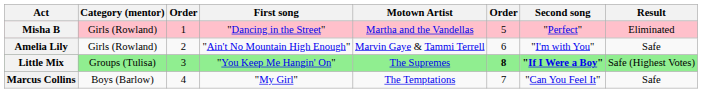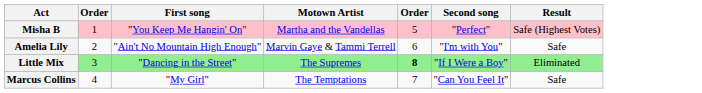- column: (122, 12)
(276, 29) "Dancing in the Street" -> (187, 29) "You Keep Me Hangin' On"
(651, 29) Eliminated -> (557, 29) Safe (Highest Votes)
(276, 63) "You Keep Me Hangin' On" -> (187, 63) "Dancing in the Street"
(563, 63) bold -> (471, 63) normal
(651, 63) Safe (Highest Votes) -> (557, 63) Eliminated
